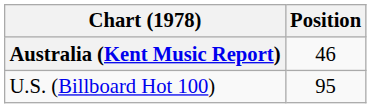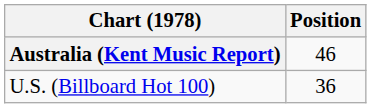(326, 86) 95 -> (326, 86) 36
